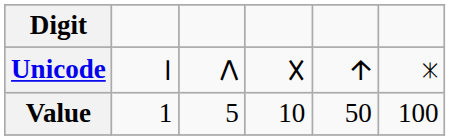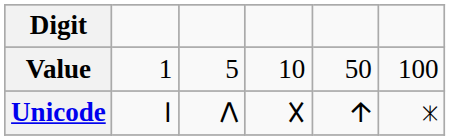rows swapped: (58, 69) <-> (58, 113)
